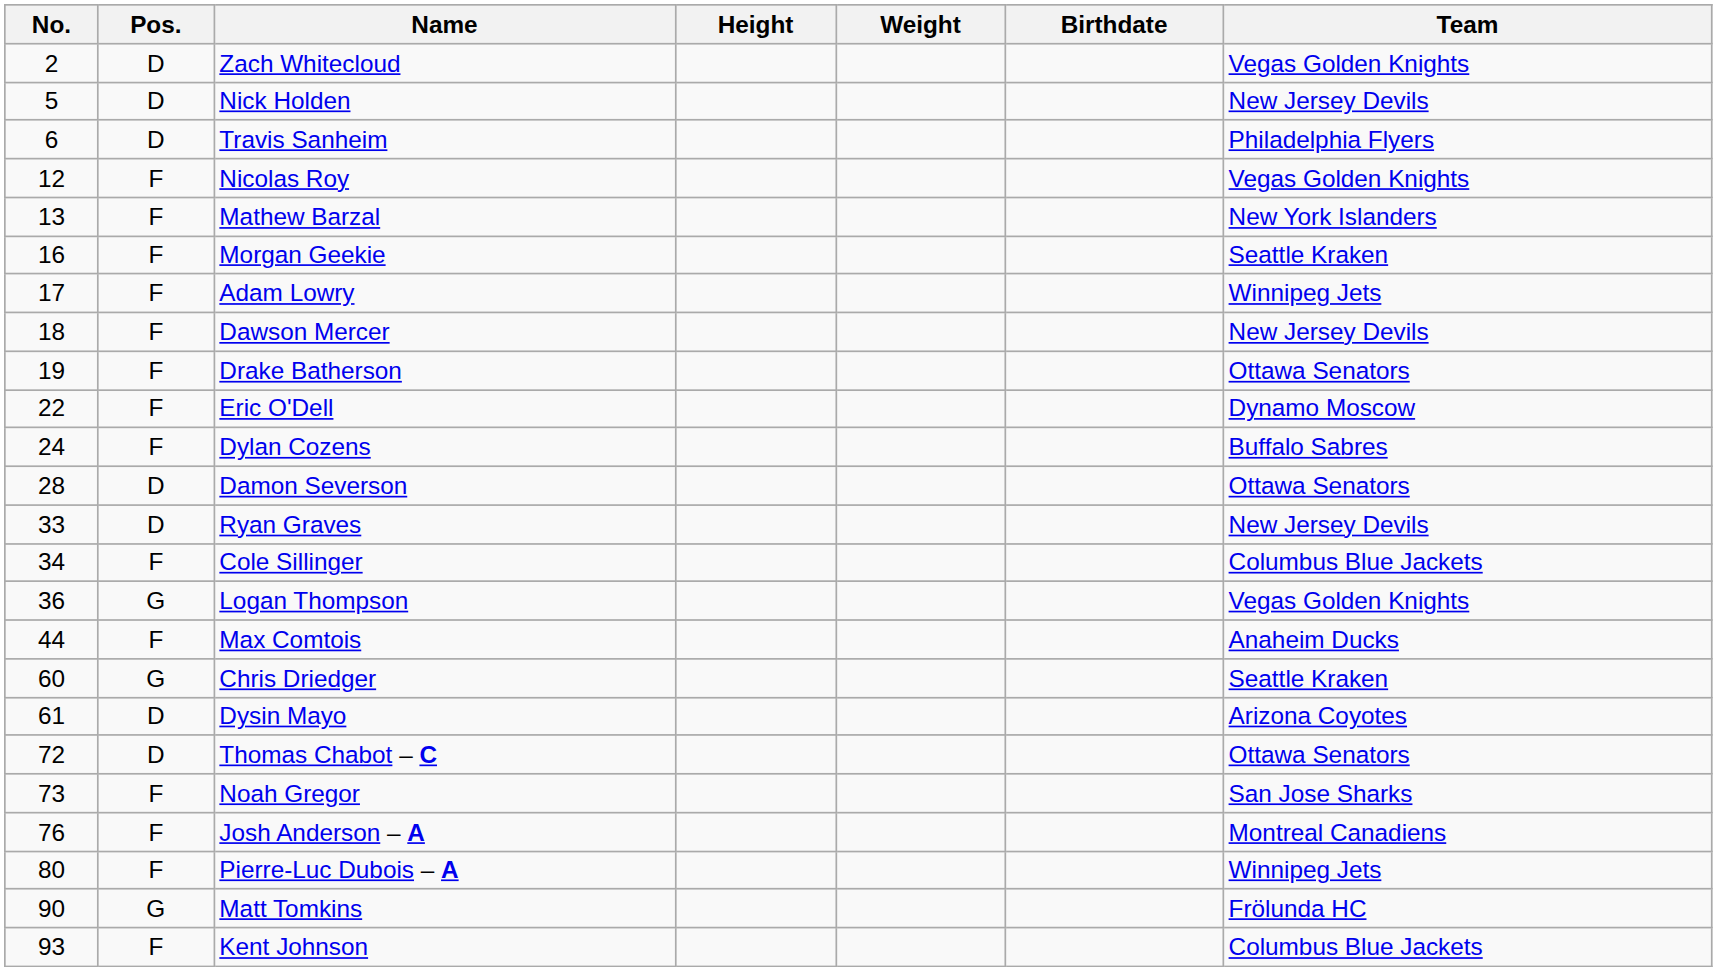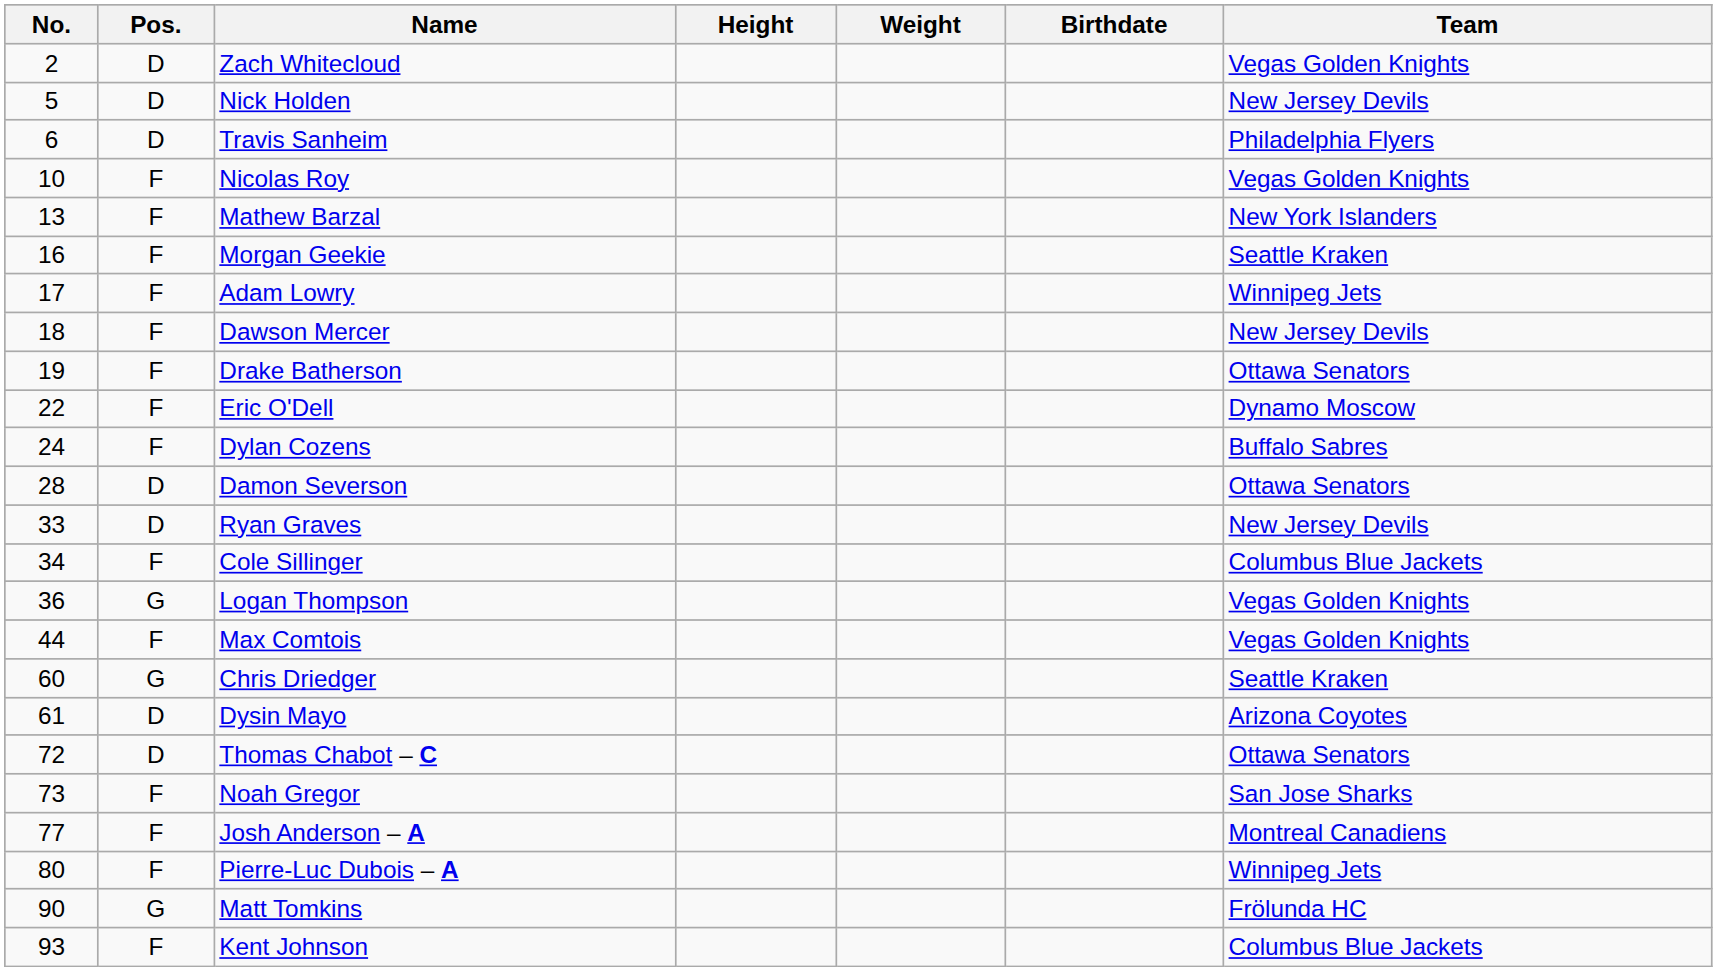(51, 178) 12 -> (51, 178) 10
(1314, 640) Anaheim Ducks -> (1349, 640) Vegas Golden Knights
(51, 832) 76 -> (51, 832) 77
